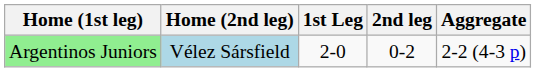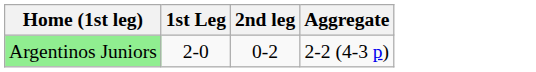- column: (230, 19)
